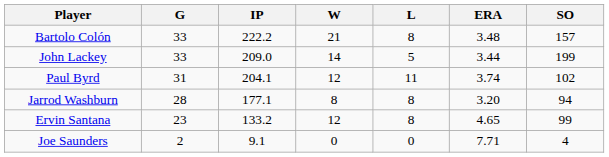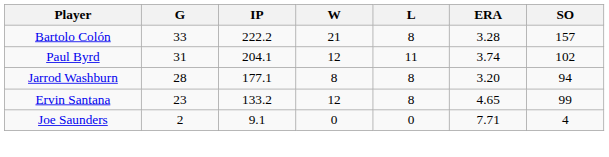(488, 36) 3.48 -> (488, 36) 3.28
- row: (73, 57)
